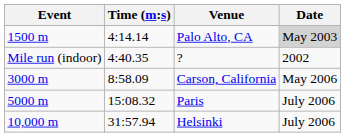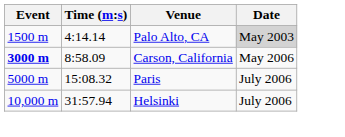- row: (180, 57)
(28, 79) normal -> (28, 57) bold
